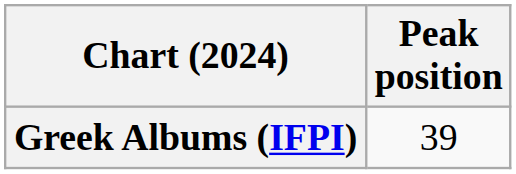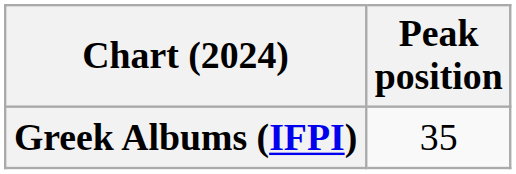(439, 136) 39 -> (439, 136) 35
